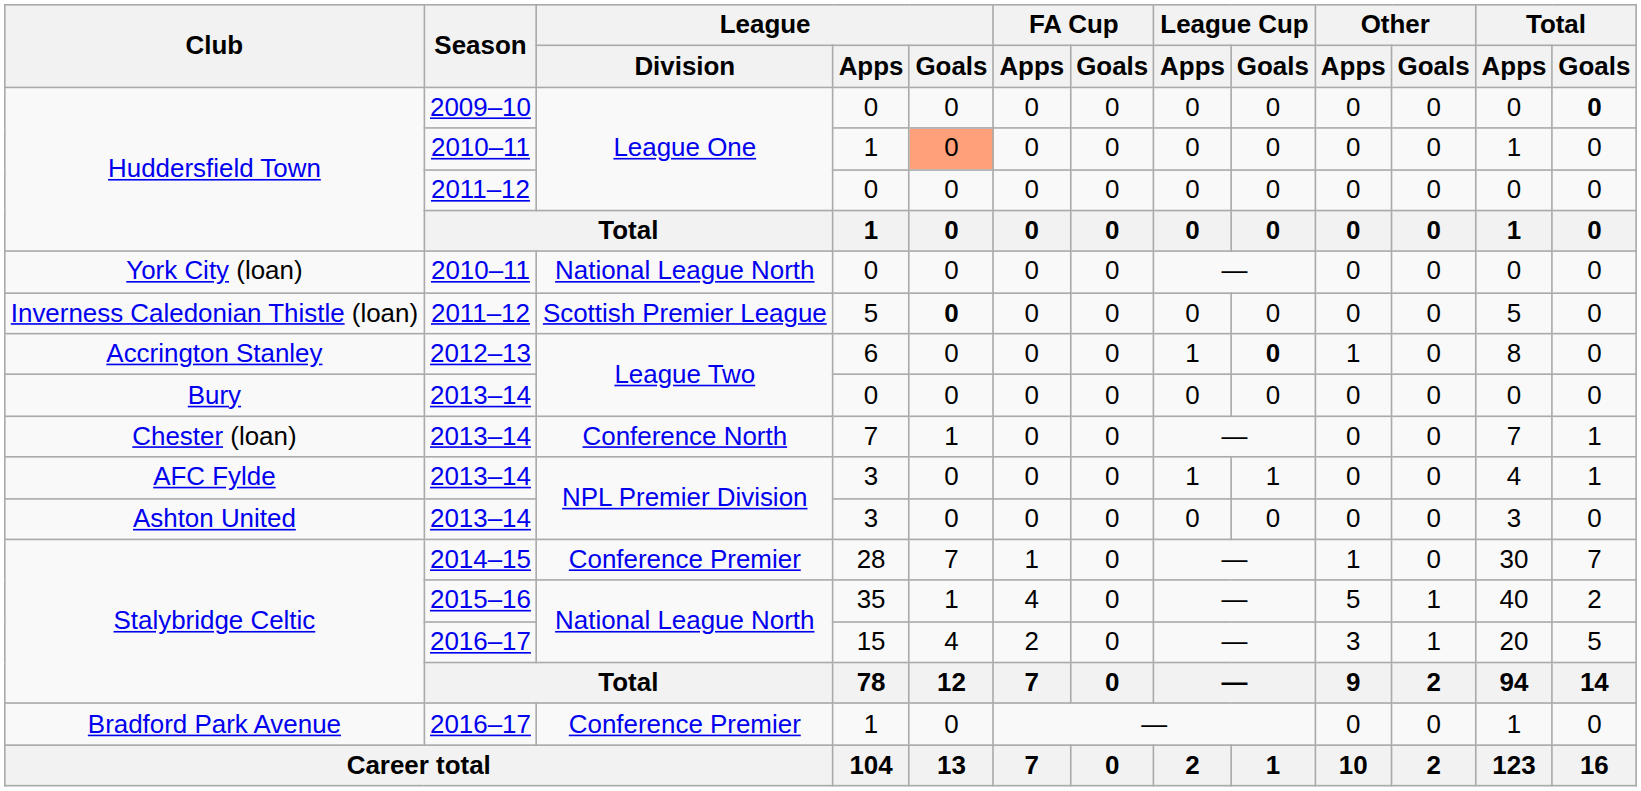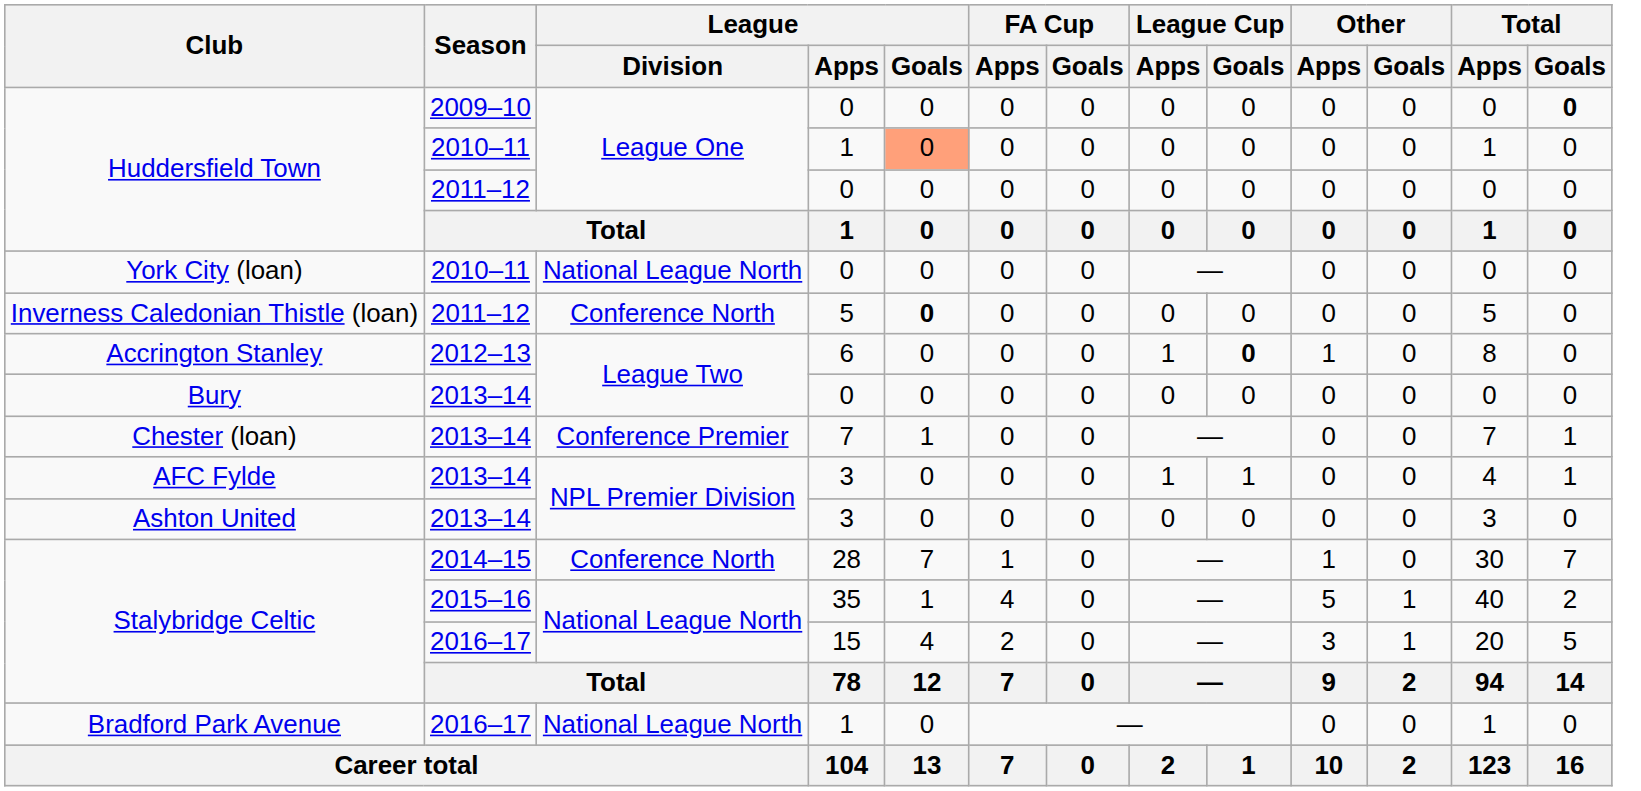(685, 312) Scottish Premier League -> (673, 312) Conference North
(685, 436) Conference North -> (673, 436) Conference Premier
(685, 559) Conference Premier -> (673, 559) Conference North
(685, 723) Conference Premier -> (673, 723) National League North
